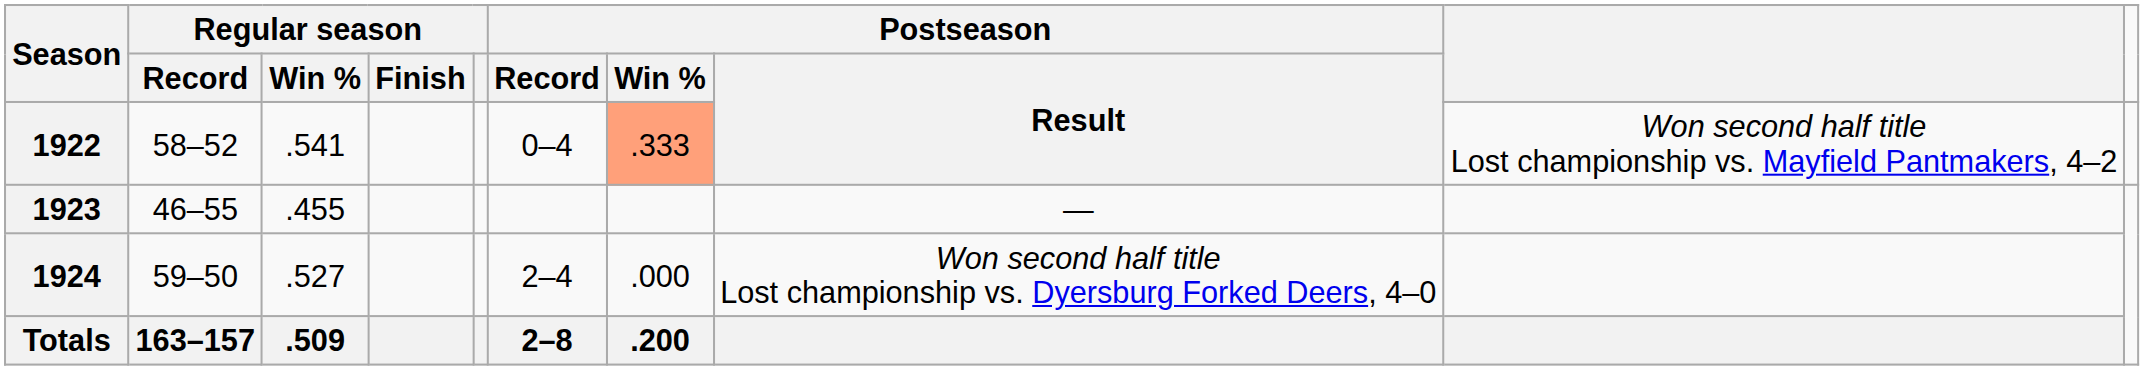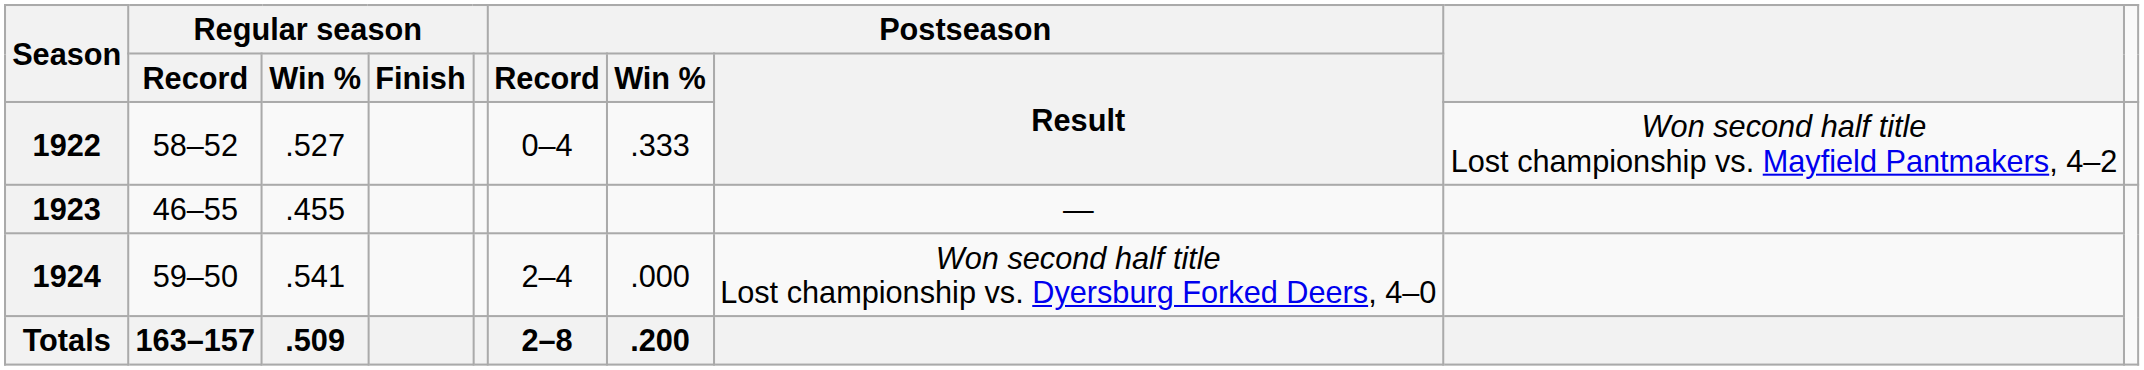(315, 144) .541 -> (315, 144) .527
(660, 144) lightsalmon background -> (660, 144) no background
(315, 275) .527 -> (315, 275) .541
